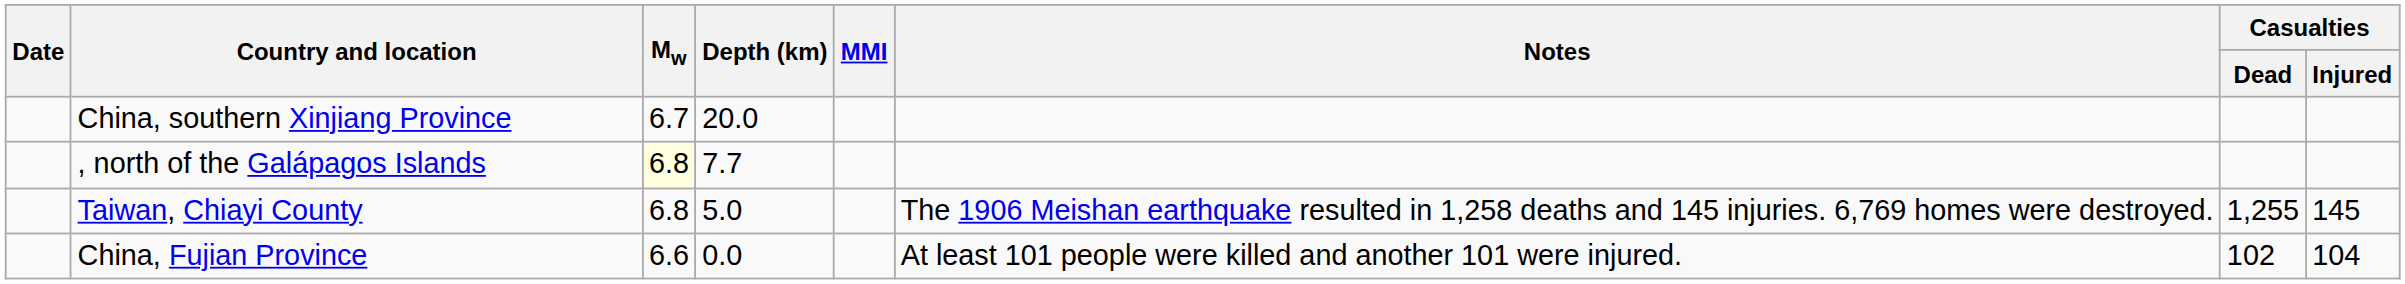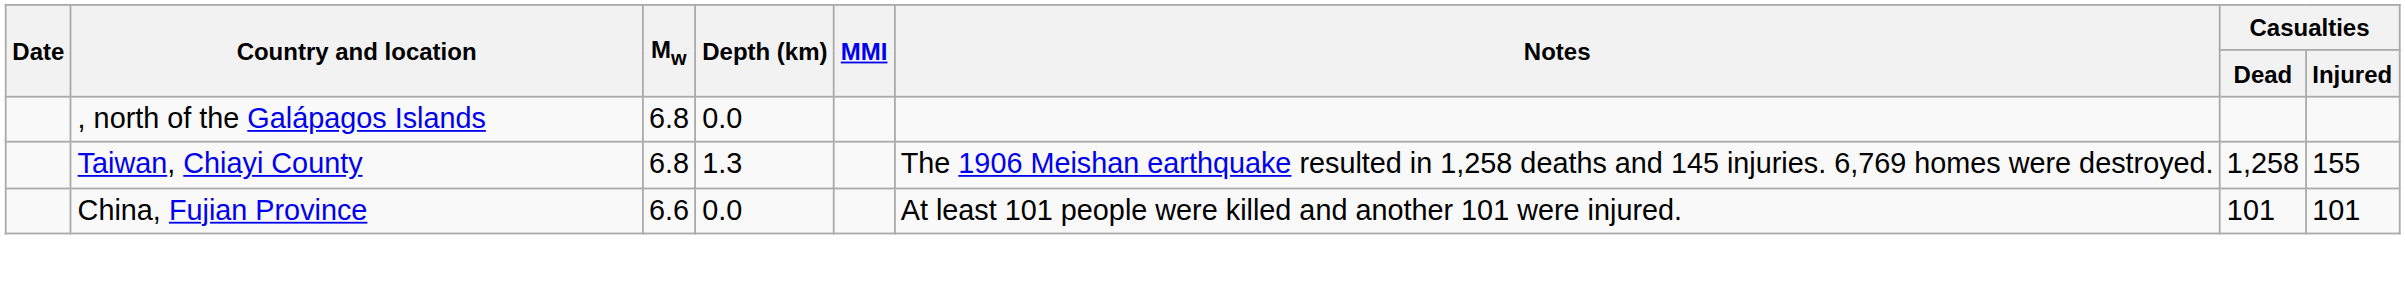- row: (295, 118)
(669, 164) lightyellow background -> (669, 118) no background
(722, 164) 7.7 -> (722, 118) 0.0
(722, 210) 5.0 -> (722, 164) 1.3
(2263, 210) 1,255 -> (2263, 164) 1,258
(2336, 210) 145 -> (2336, 164) 155
(2251, 255) 102 -> (2251, 210) 101
(2336, 255) 104 -> (2336, 210) 101
